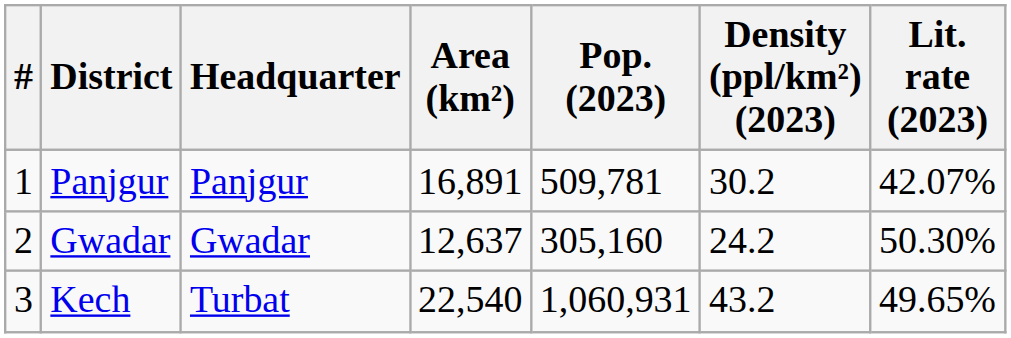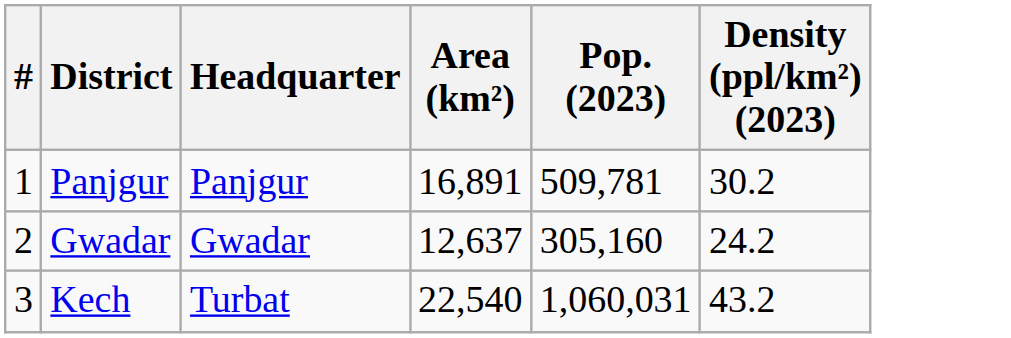- column: (937, 77)
(616, 300) 1,060,931 -> (616, 300) 1,060,031
